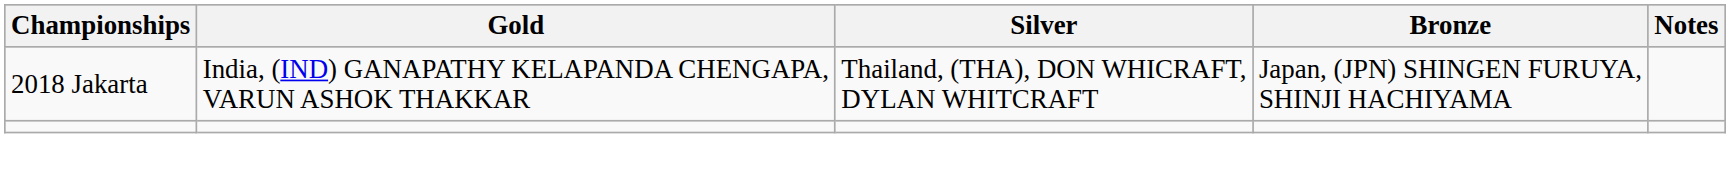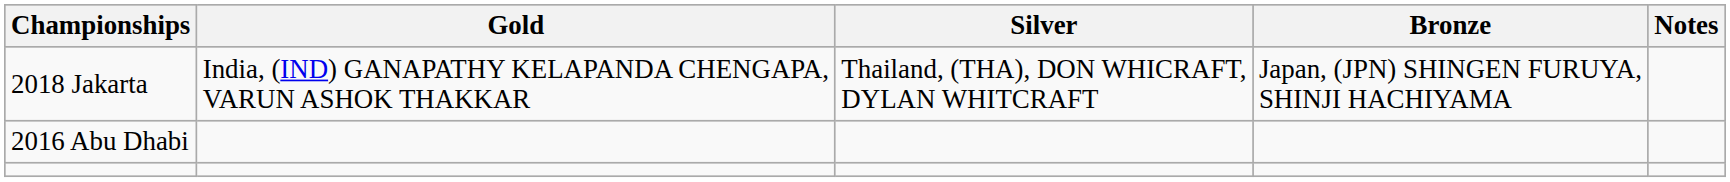+ row: (100, 141)
